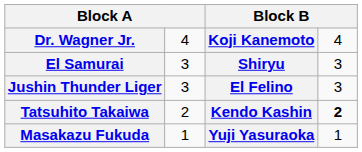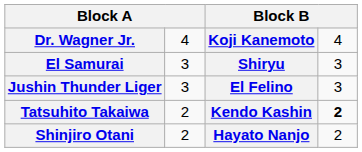+ row: (85, 135)
- row: (85, 135)
